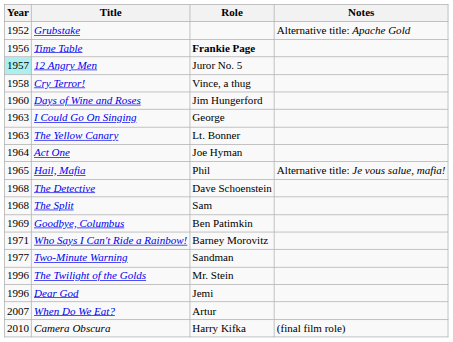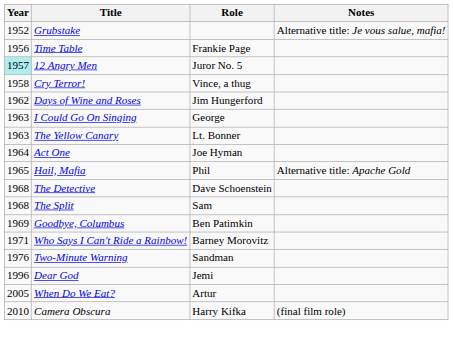(344, 30) Alternative title: Apache Gold -> (361, 30) Alternative title: Je vous salue, mafia!
(224, 48) bold -> (221, 48) normal
(18, 100) 1960 -> (18, 100) 1962
(361, 170) Alternative title: Je vous salue, mafia! -> (344, 170) Alternative title: Apache Gold
(18, 258) 1977 -> (18, 258) 1976
- row: (90, 275)
(18, 310) 2007 -> (18, 293) 2005
